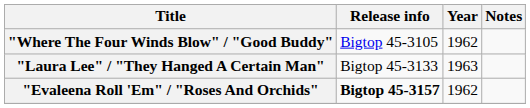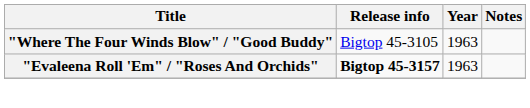(462, 41) 1962 -> (462, 41) 1963
- row: (171, 66)
(462, 90) 1962 -> (462, 66) 1963
